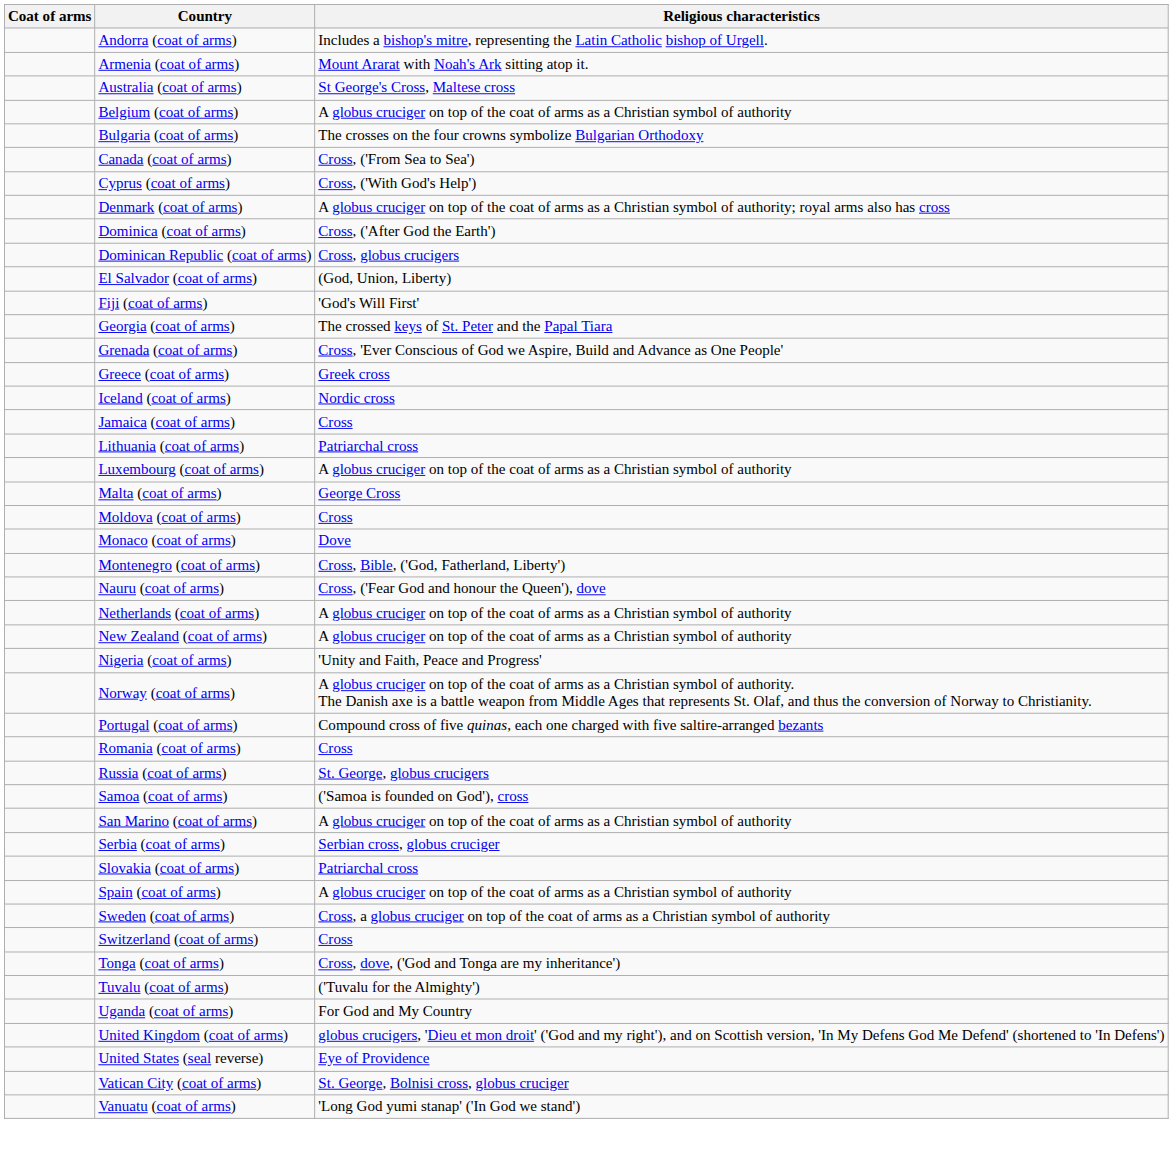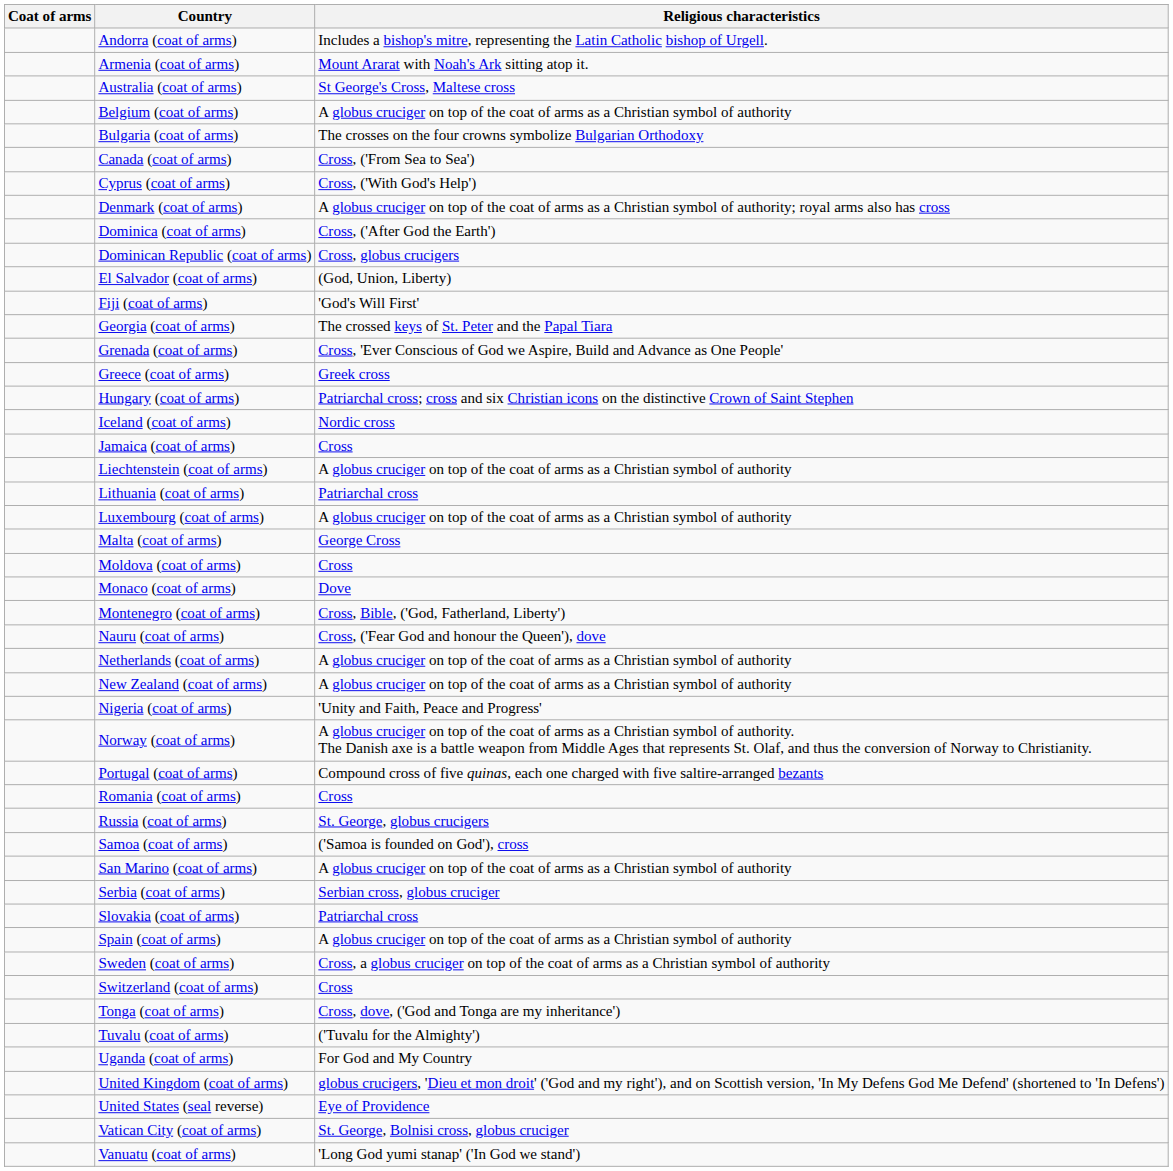+ row: (169, 398)
+ row: (183, 469)
